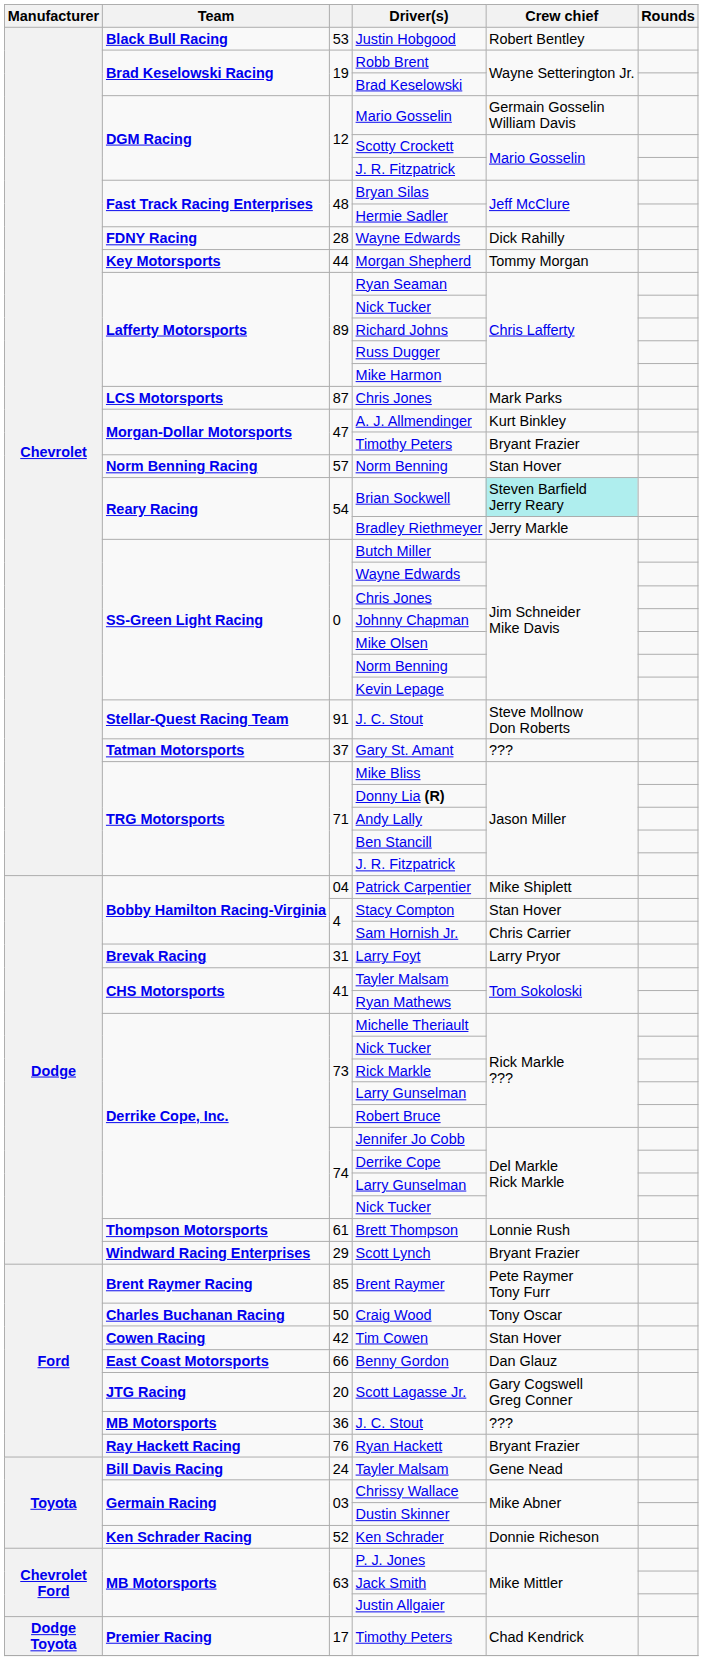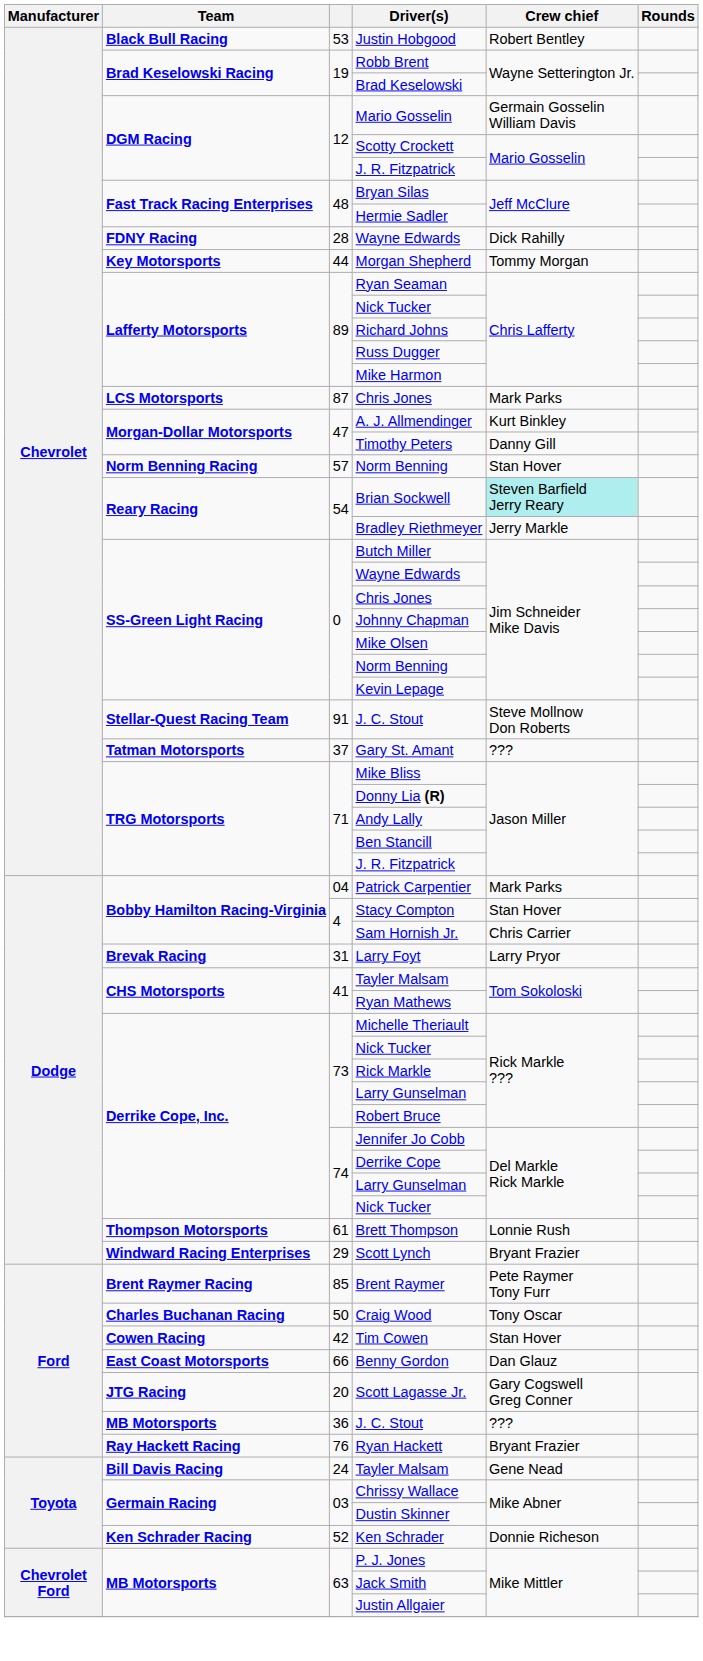(534, 444) Bryant Frazier -> (522, 444) Danny Gill
(530, 887) Mike Shiplett -> (526, 887) Mark Parks
- row: (341, 1636)
